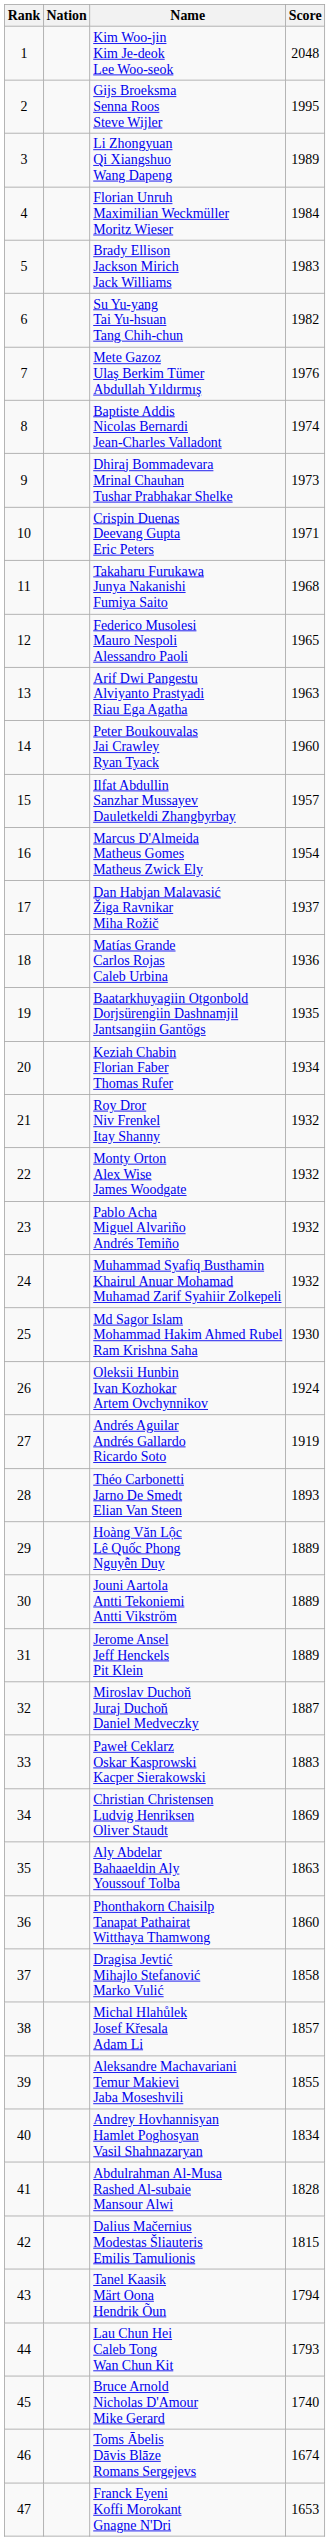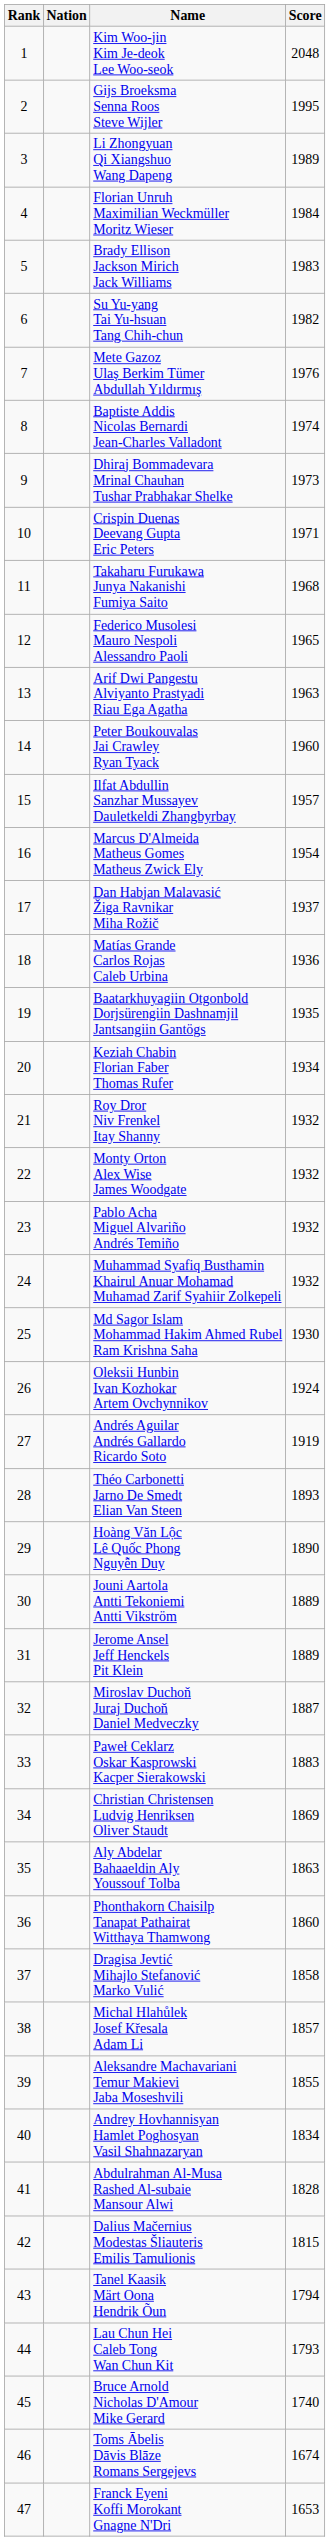(305, 1548) 1889 -> (305, 1548) 1890
